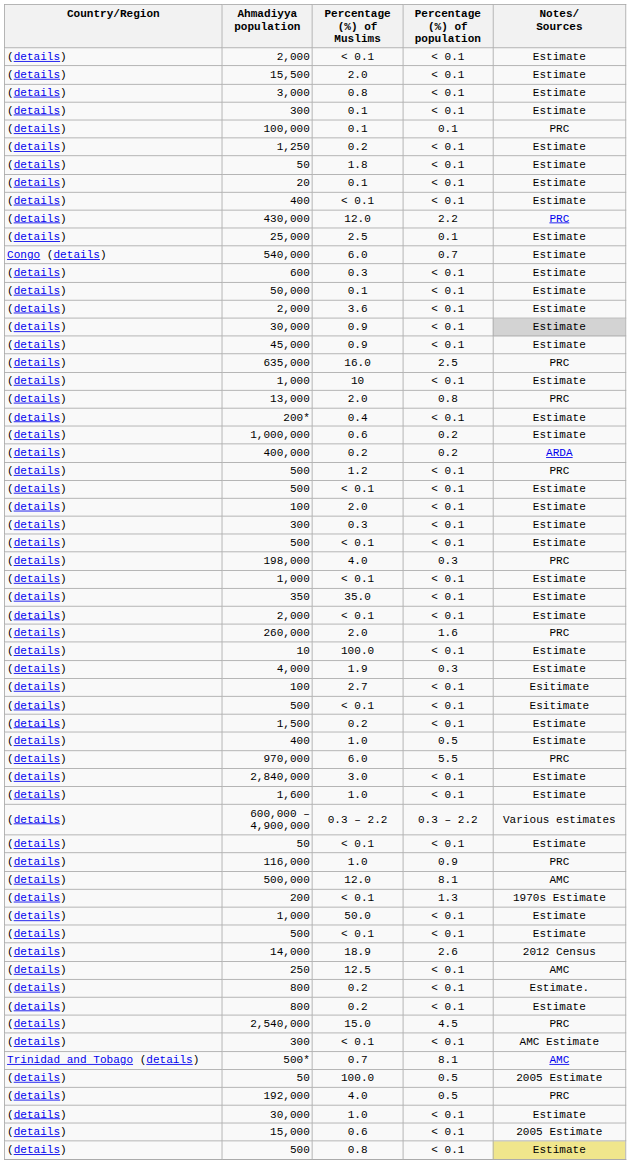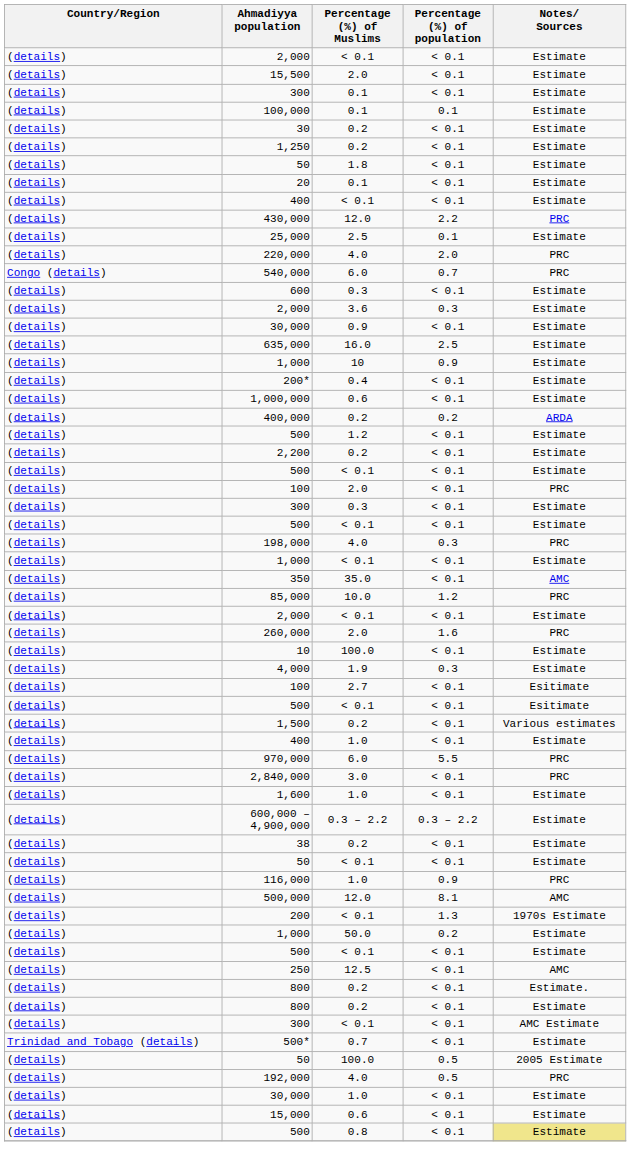- row: (293, 93)
(559, 129) PRC -> (559, 111) Estimate
+ row: (303, 129)
+ row: (287, 255)
(559, 255) Estimate -> (559, 273) PRC
- row: (290, 291)
(448, 309) < 0.1 -> (448, 309) 0.3
(559, 327) lightgrey background -> (559, 327) no background
- row: (290, 345)
(559, 363) PRC -> (559, 345) Estimate
(448, 381) < 0.1 -> (448, 363) 0.9
- row: (290, 399)
(448, 435) 0.2 -> (448, 399) < 0.1
(559, 471) PRC -> (559, 435) Estimate
+ row: (293, 453)
(559, 507) Estimate -> (559, 489) PRC
(559, 597) Estimate -> (559, 579) AMC
+ row: (290, 597)
(559, 723) Estimate -> (559, 723) Various estimates
(448, 741) 0.5 -> (448, 741) < 0.1
(559, 777) Estimate -> (559, 777) PRC
(559, 820) Various estimates -> (559, 820) Estimate
+ row: (303, 844)
(448, 916) < 0.1 -> (448, 934) 0.2
- row: (290, 952)
- row: (280, 1024)
(448, 1060) 8.1 -> (448, 1042) < 0.1
(559, 1060) AMC -> (559, 1042) Estimate
(559, 1132) 2005 Estimate -> (559, 1114) Estimate
